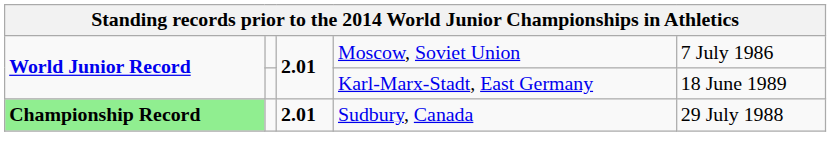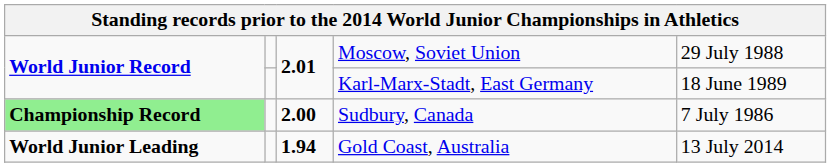(727, 51) 7 July 1986 -> (732, 51) 29 July 1988
(298, 114) 2.01 -> (298, 114) 2.00
(732, 114) 29 July 1988 -> (727, 114) 7 July 1986
+ row: (424, 146)
